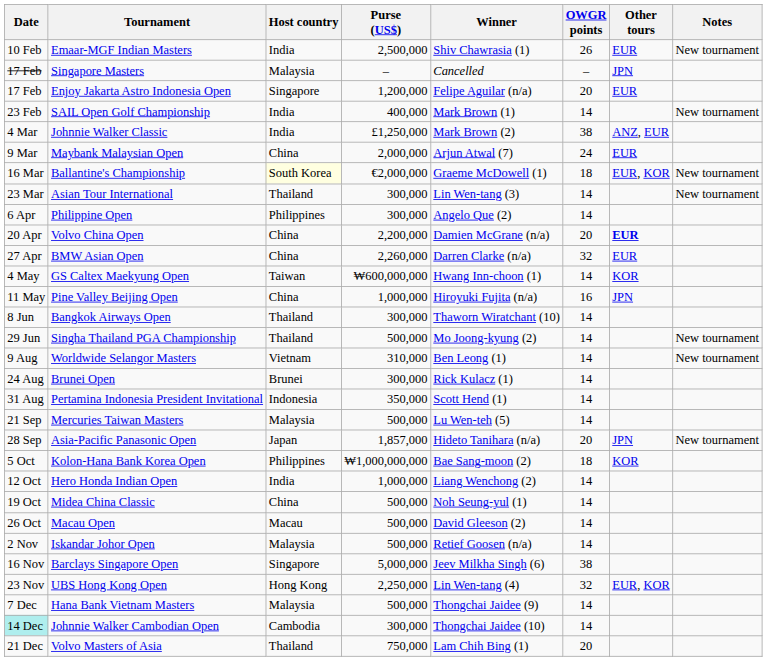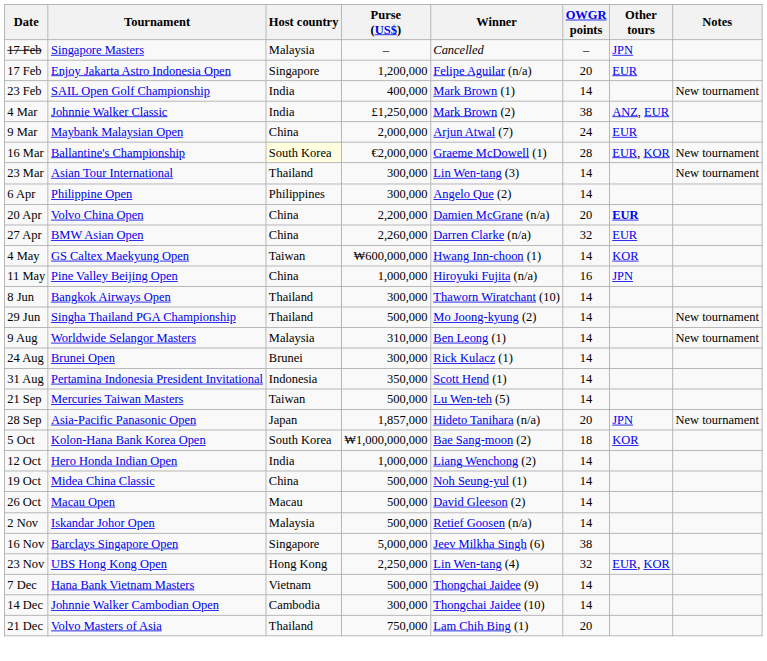- row: (121, 50)
(586, 173) 18 -> (586, 153) 28
(290, 358) Vietnam -> (292, 337) Malaysia
(292, 420) Malaysia -> (287, 399) Taiwan
(297, 461) Philippines -> (300, 440) South Korea
(292, 605) Malaysia -> (290, 584) Vietnam
(25, 625) paleturquoise background -> (25, 605) no background
